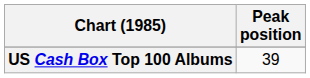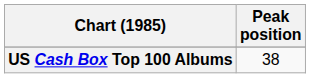(271, 60) 39 -> (271, 60) 38
